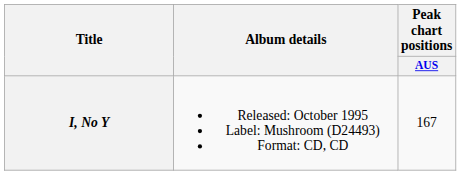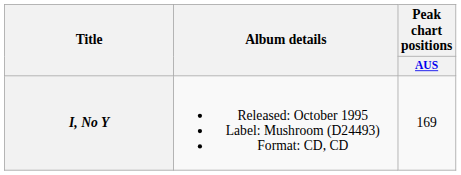(427, 123) 167 -> (427, 123) 169
